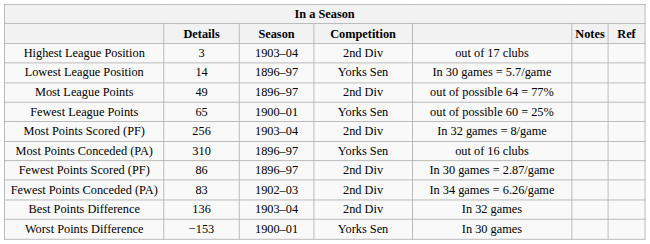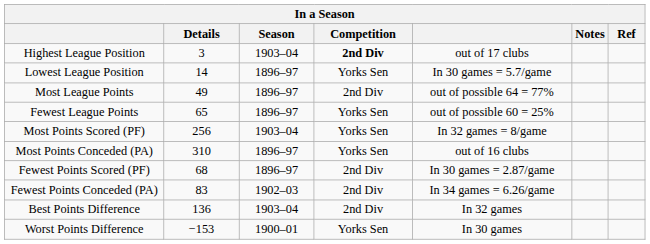(363, 53) normal -> (363, 53) bold
(277, 111) 1900–01 -> (277, 111) 1896–97
(363, 131) 2nd Div -> (363, 131) Yorks Sen
(202, 170) 86 -> (202, 170) 68
